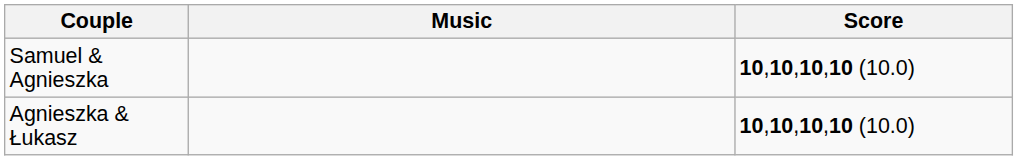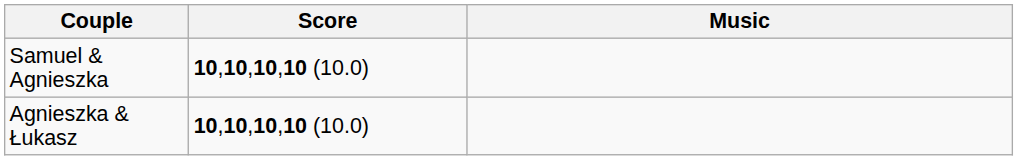columns swapped: (874, 21) <-> (462, 21)
